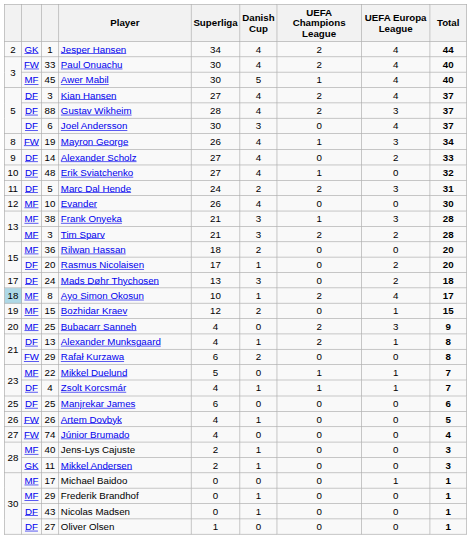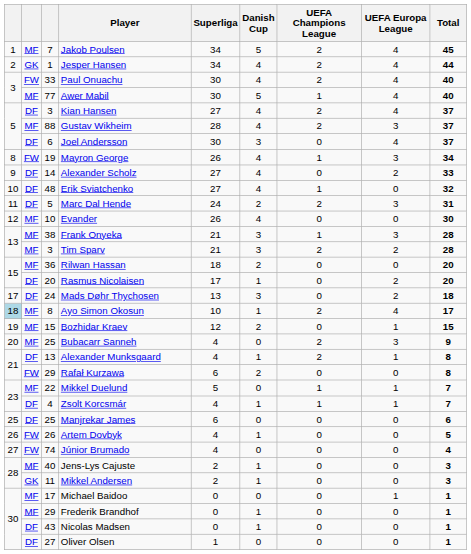+ row: (93, 49)
(50, 80) 45 -> (50, 96) 77
(31, 111) DF -> (31, 126) MF
